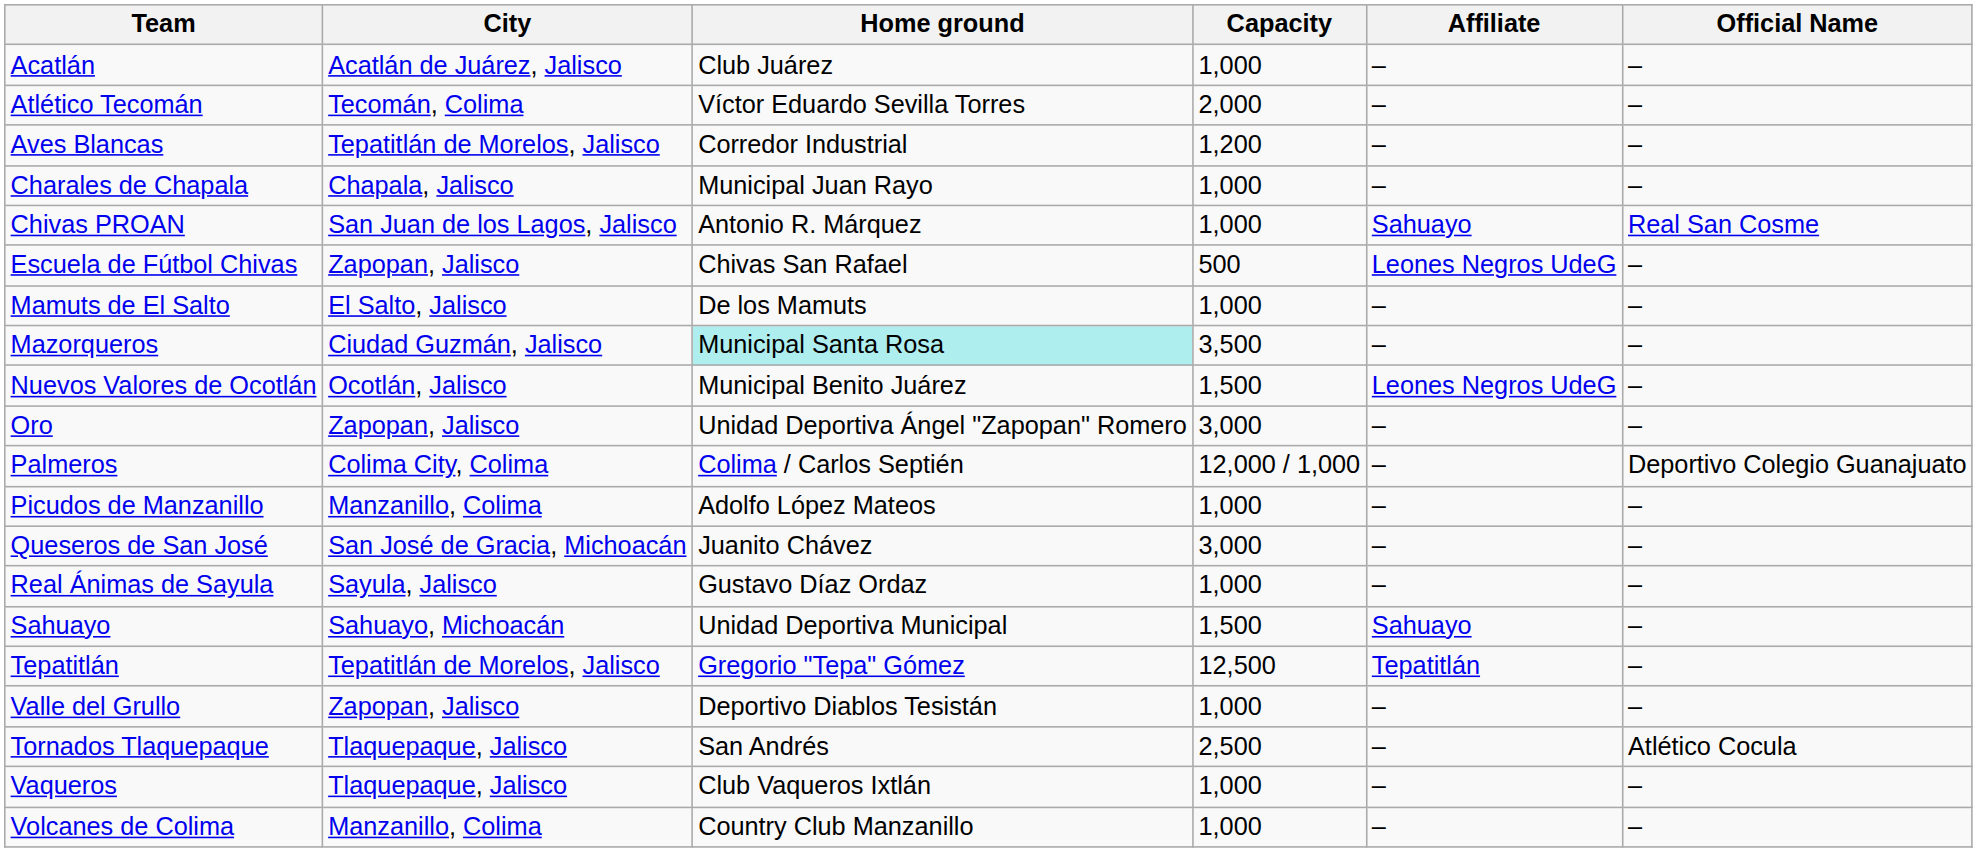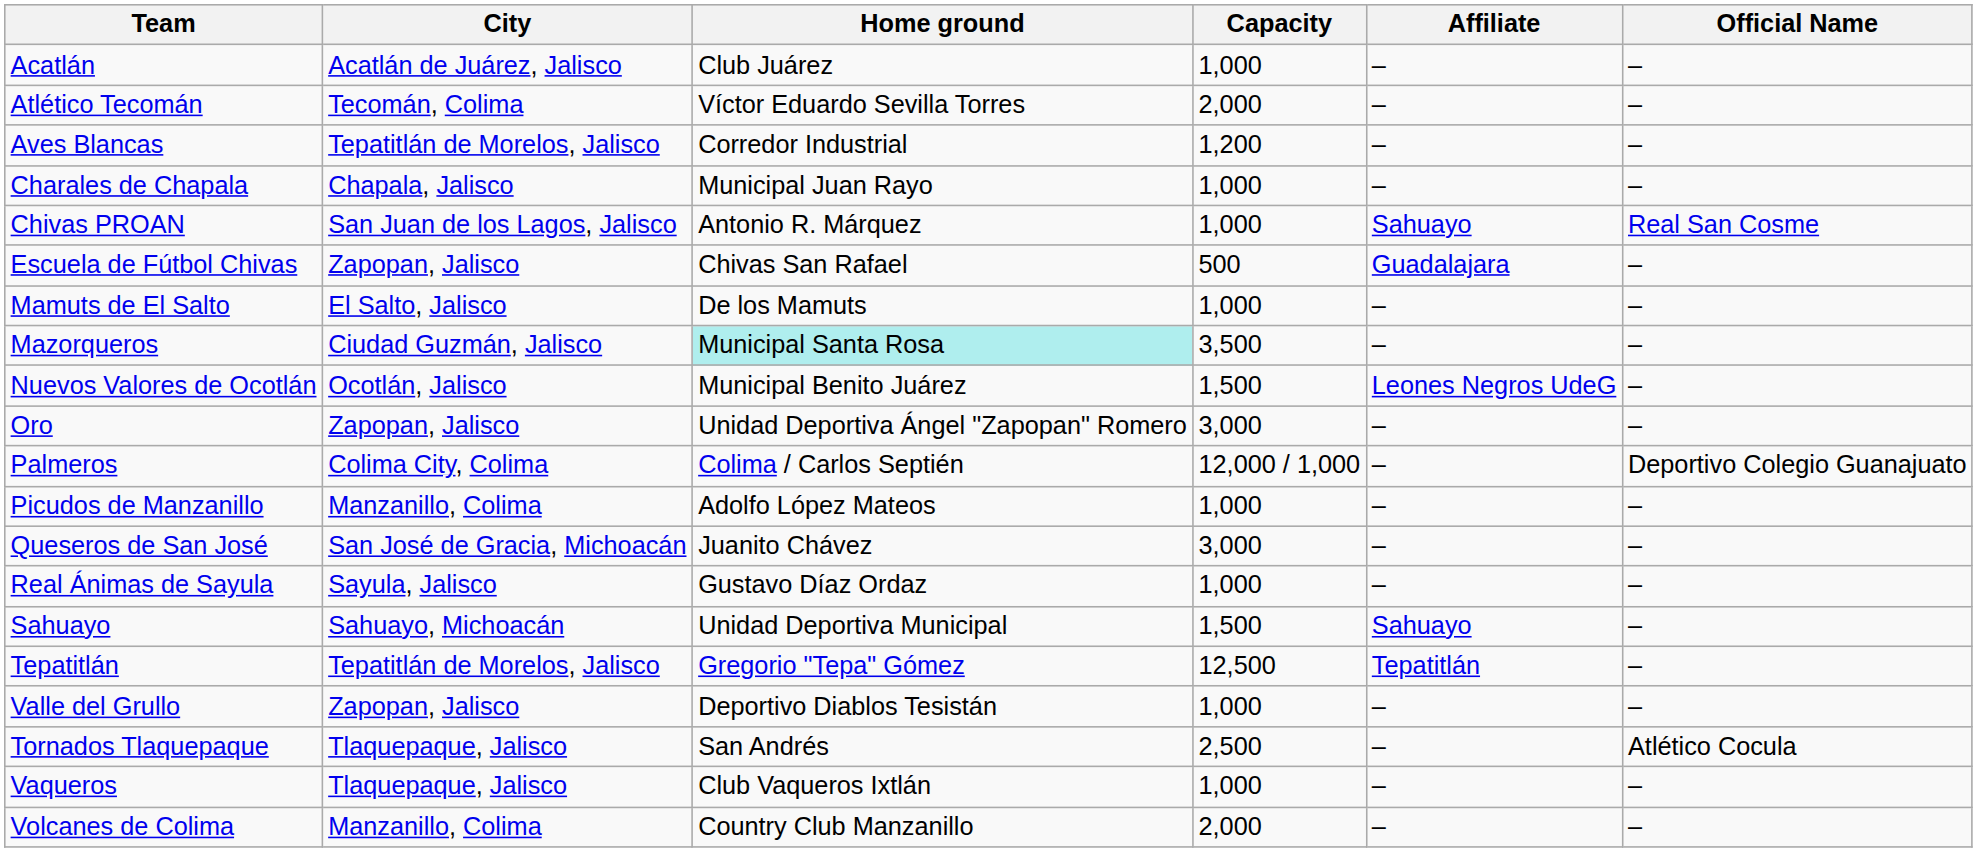(1494, 265) Leones Negros UdeG -> (1441, 265) Guadalajara
(1230, 826) 1,000 -> (1230, 826) 2,000
